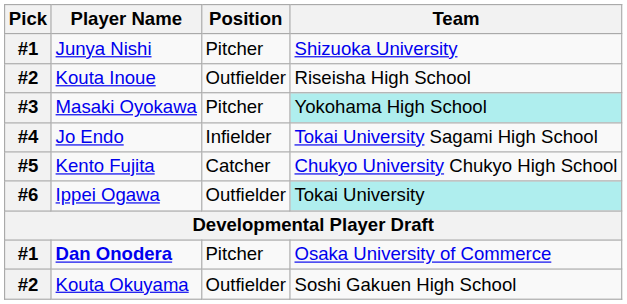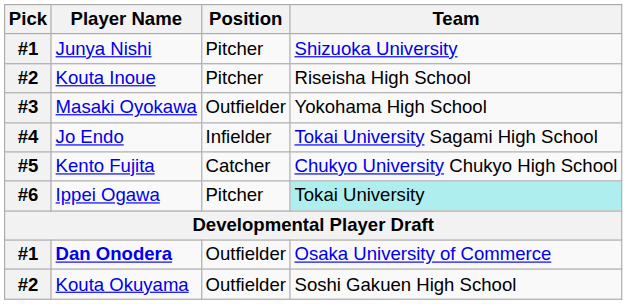(246, 78) Outfielder -> (234, 78) Pitcher
(234, 107) Pitcher -> (246, 107) Outfielder
(391, 107) paleturquoise background -> (391, 107) no background
(246, 195) Outfielder -> (234, 195) Pitcher
(234, 254) Pitcher -> (246, 254) Outfielder
